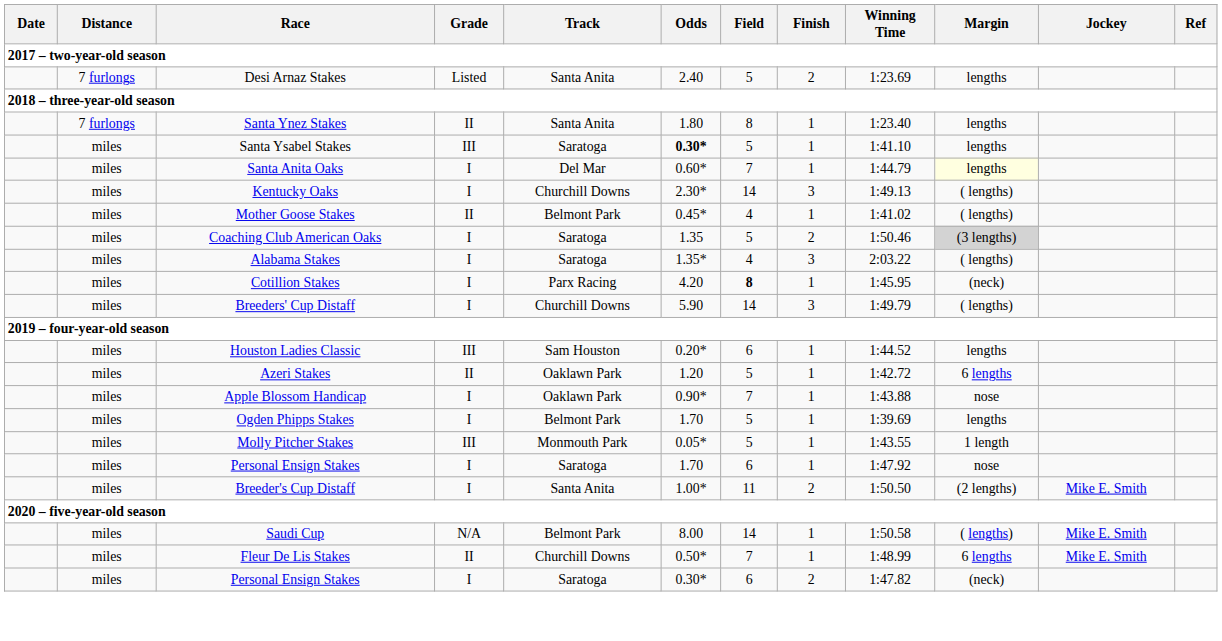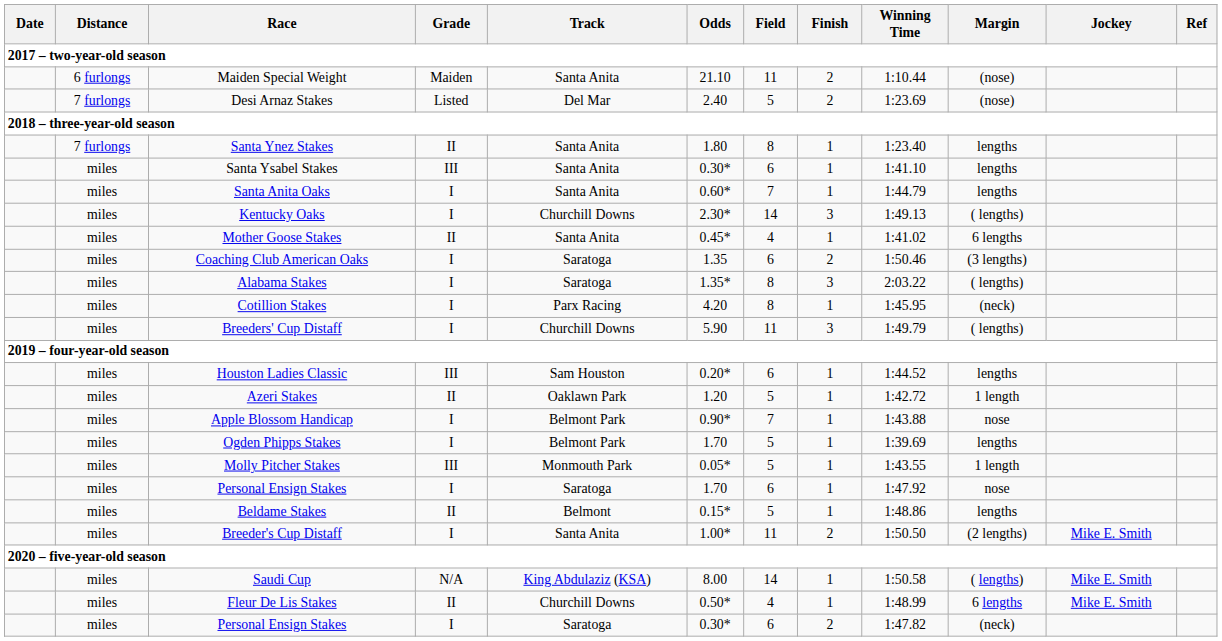+ row: (282, 78)
(582, 78) Santa Anita -> (587, 101) Del Mar
(987, 78) lengths -> (997, 101) (nose)
(582, 146) Saratoga -> (587, 169) Santa Anita
(691, 146) bold -> (715, 169) normal
(749, 146) 5 -> (770, 169) 6
(582, 169) Del Mar -> (587, 192) Santa Anita
(987, 169) lightyellow background -> (997, 192) no background
(582, 215) Belmont Park -> (587, 237) Santa Anita
(987, 215) ( lengths) -> (997, 237) 6 lengths
(749, 237) 5 -> (770, 260) 6
(987, 237) lightgrey background -> (997, 260) no background
(749, 260) 4 -> (770, 283) 8
(749, 283) bold -> (770, 306) normal
(749, 306) 14 -> (770, 329) 11
(987, 374) 6 lengths -> (997, 397) 1 length
(582, 397) Oaklawn Park -> (587, 420) Belmont Park
+ row: (282, 511)
(582, 534) Belmont Park -> (587, 579) King Abdulaziz (KSA)
(749, 557) 7 -> (770, 602) 4
